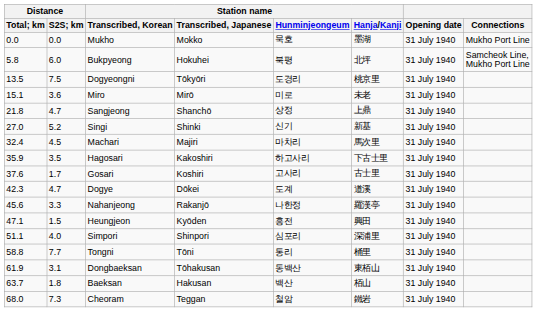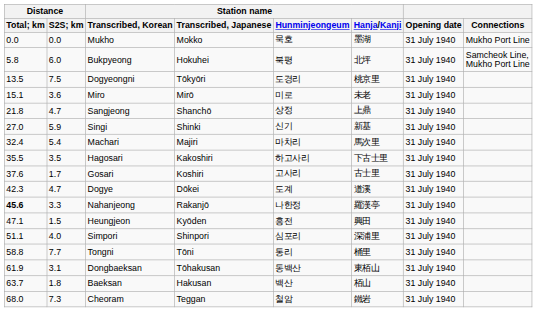(55, 127) 5.2 -> (55, 127) 5.9
(55, 142) 4.5 -> (55, 142) 5.4
(15, 158) 35.9 -> (15, 158) 35.5
(15, 205) normal -> (15, 205) bold
